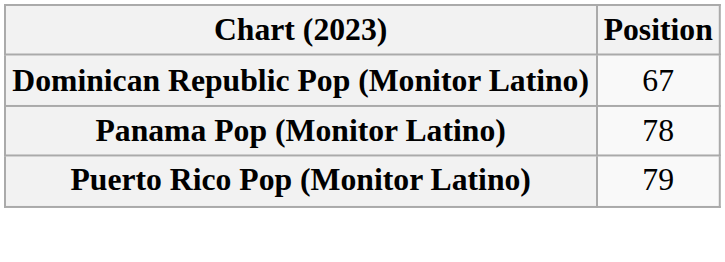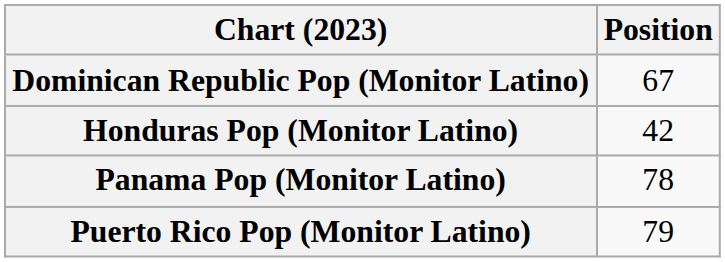+ row: (301, 130)
